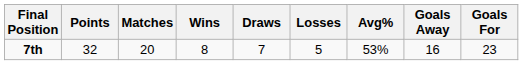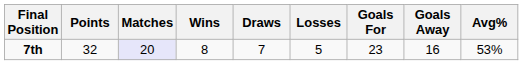columns swapped: (490, 22) <-> (376, 22)
(147, 50) no background -> (147, 50) lavender background
